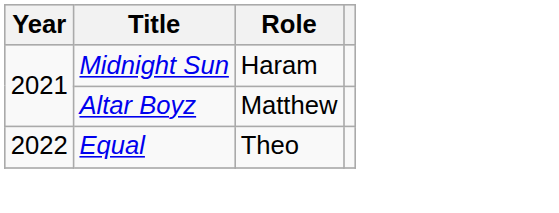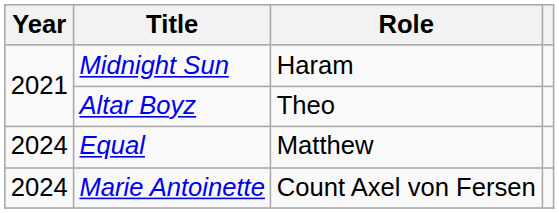(289, 106) Matthew -> (306, 106) Theo
(39, 146) 2022 -> (39, 146) 2024
(270, 146) Theo -> (325, 146) Matthew
+ row: (172, 187)
